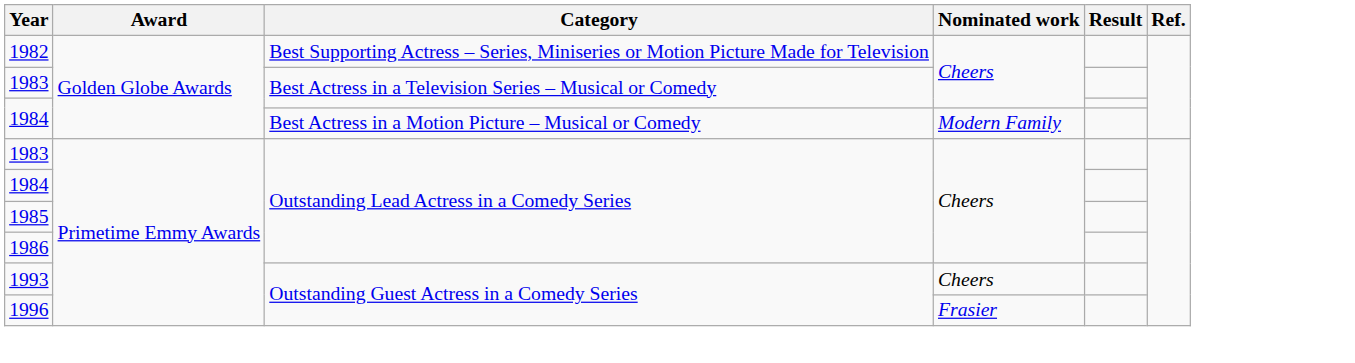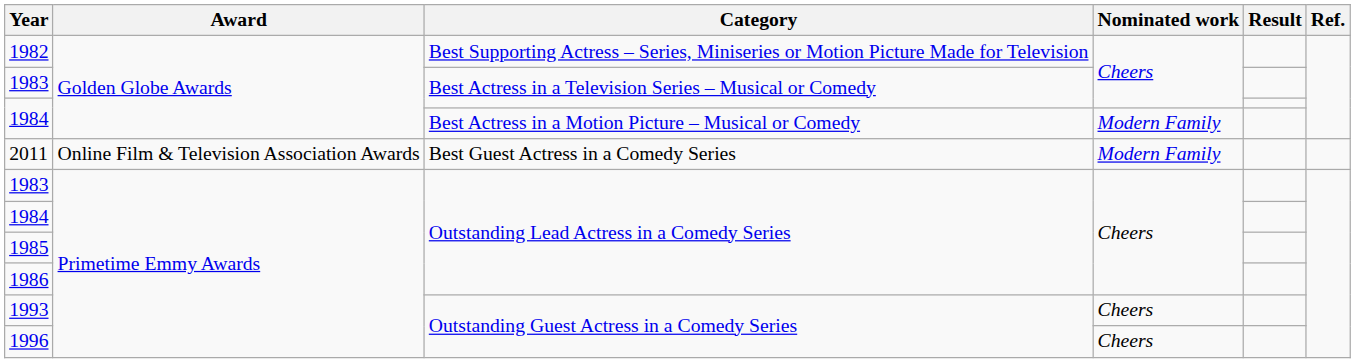+ row: (28, 154)
(968, 310) Frasier -> (1125, 341) Cheers
